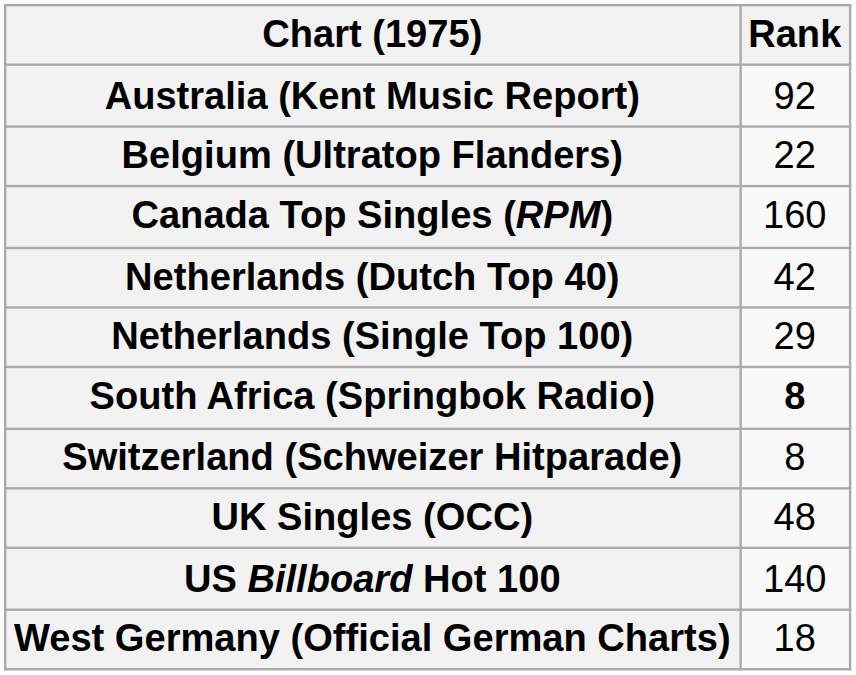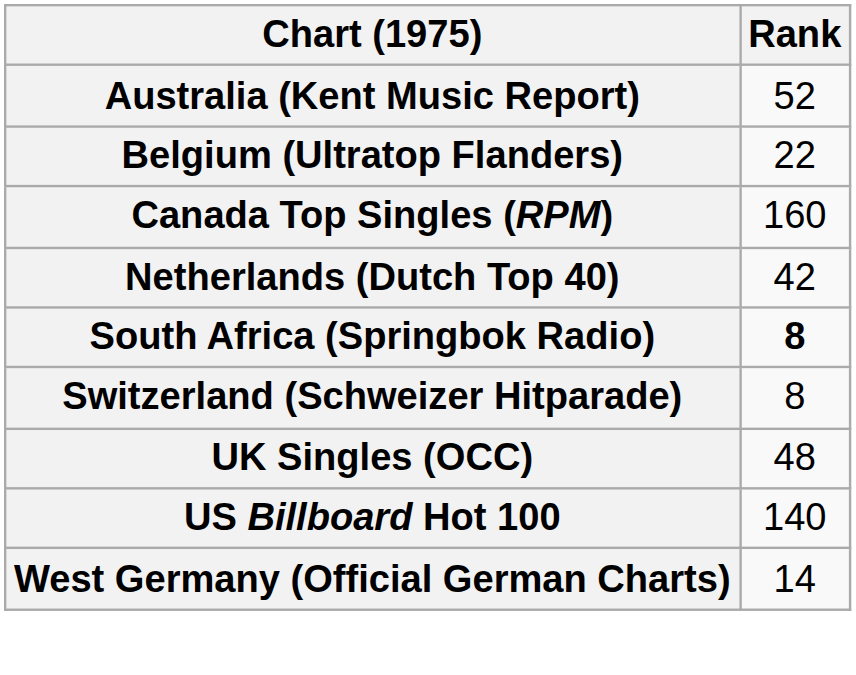(795, 95) 92 -> (795, 95) 52
- row: (372, 336)
(795, 638) 18 -> (795, 578) 14
